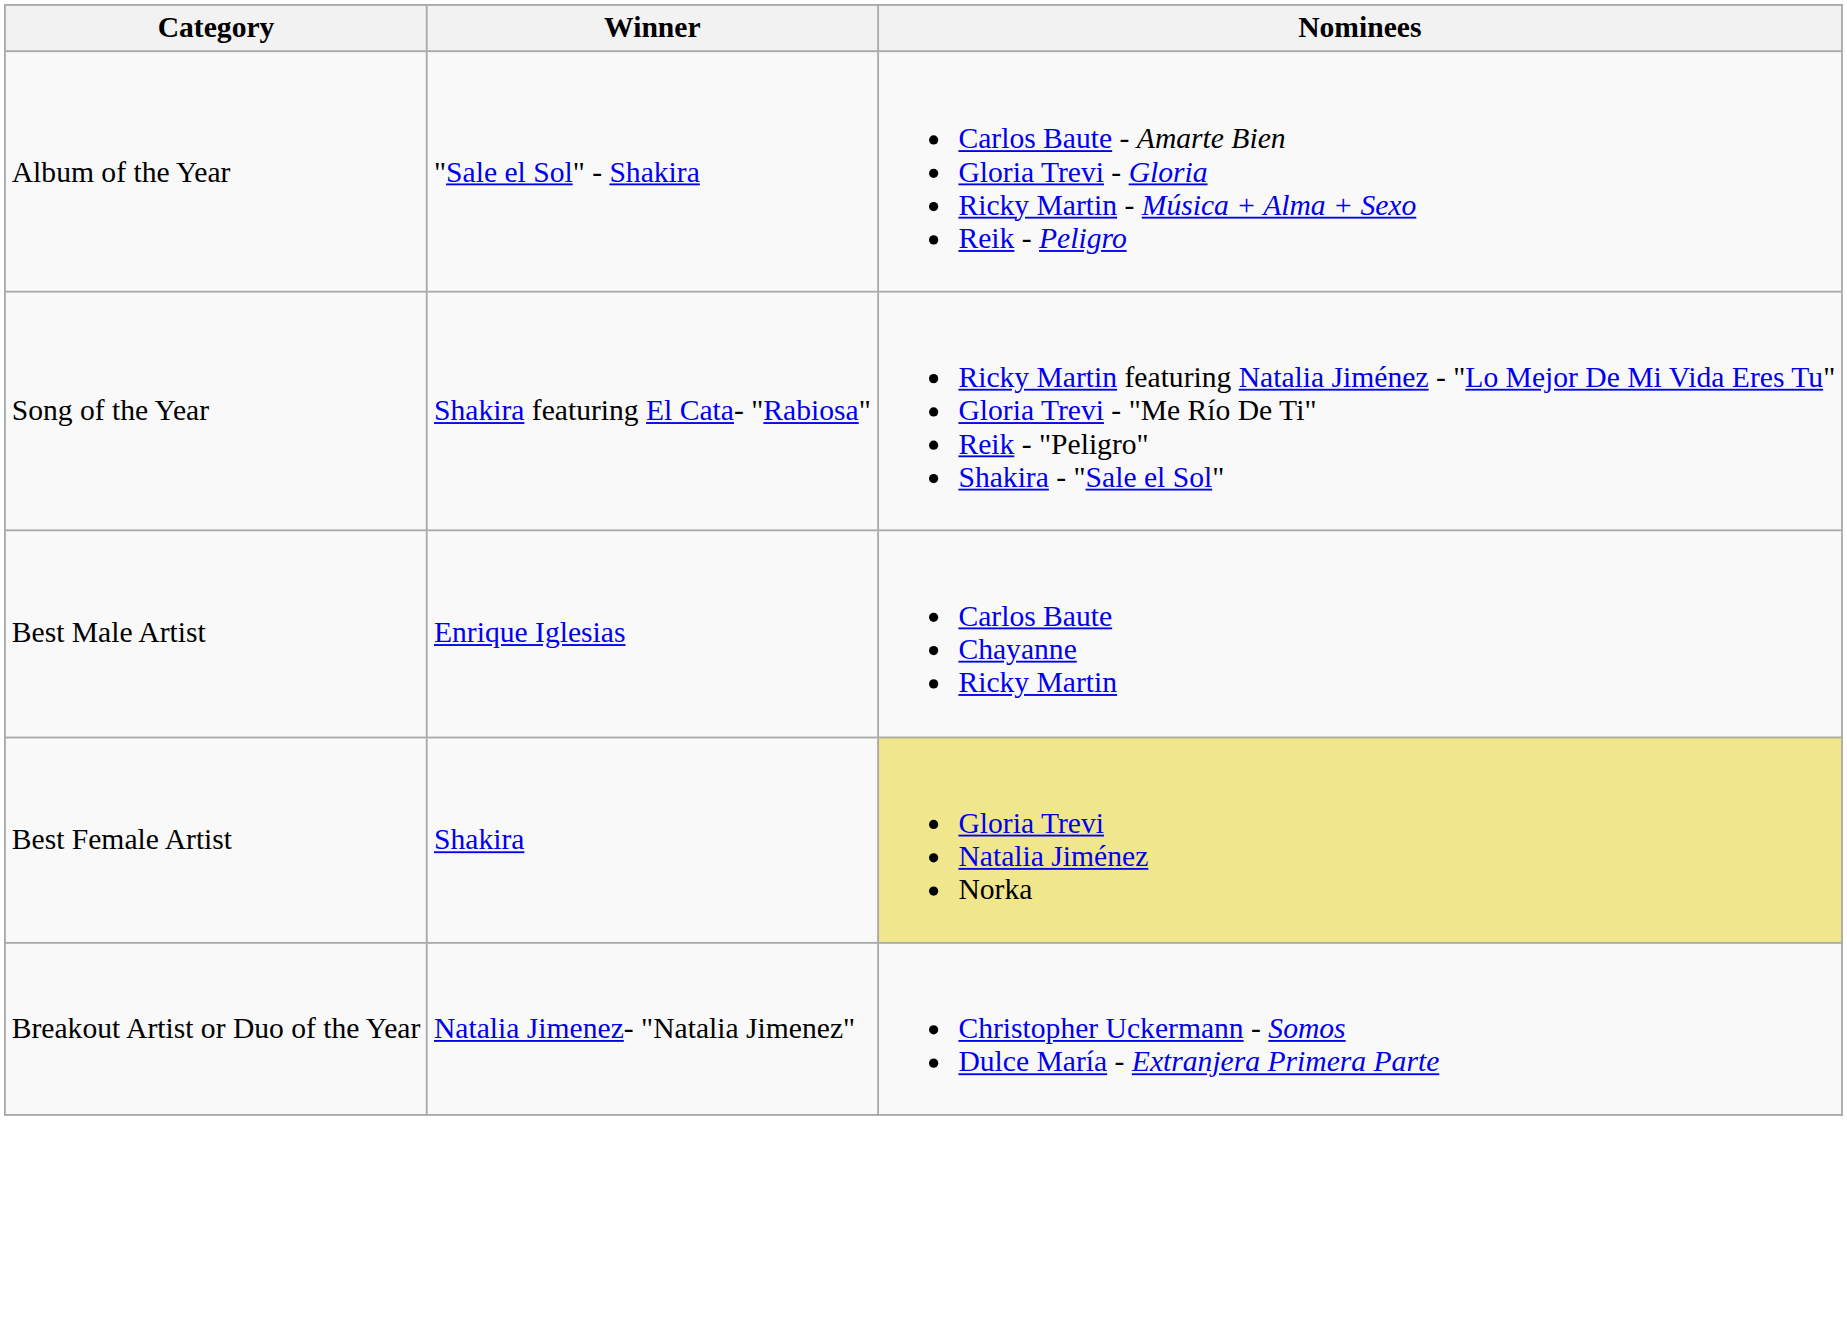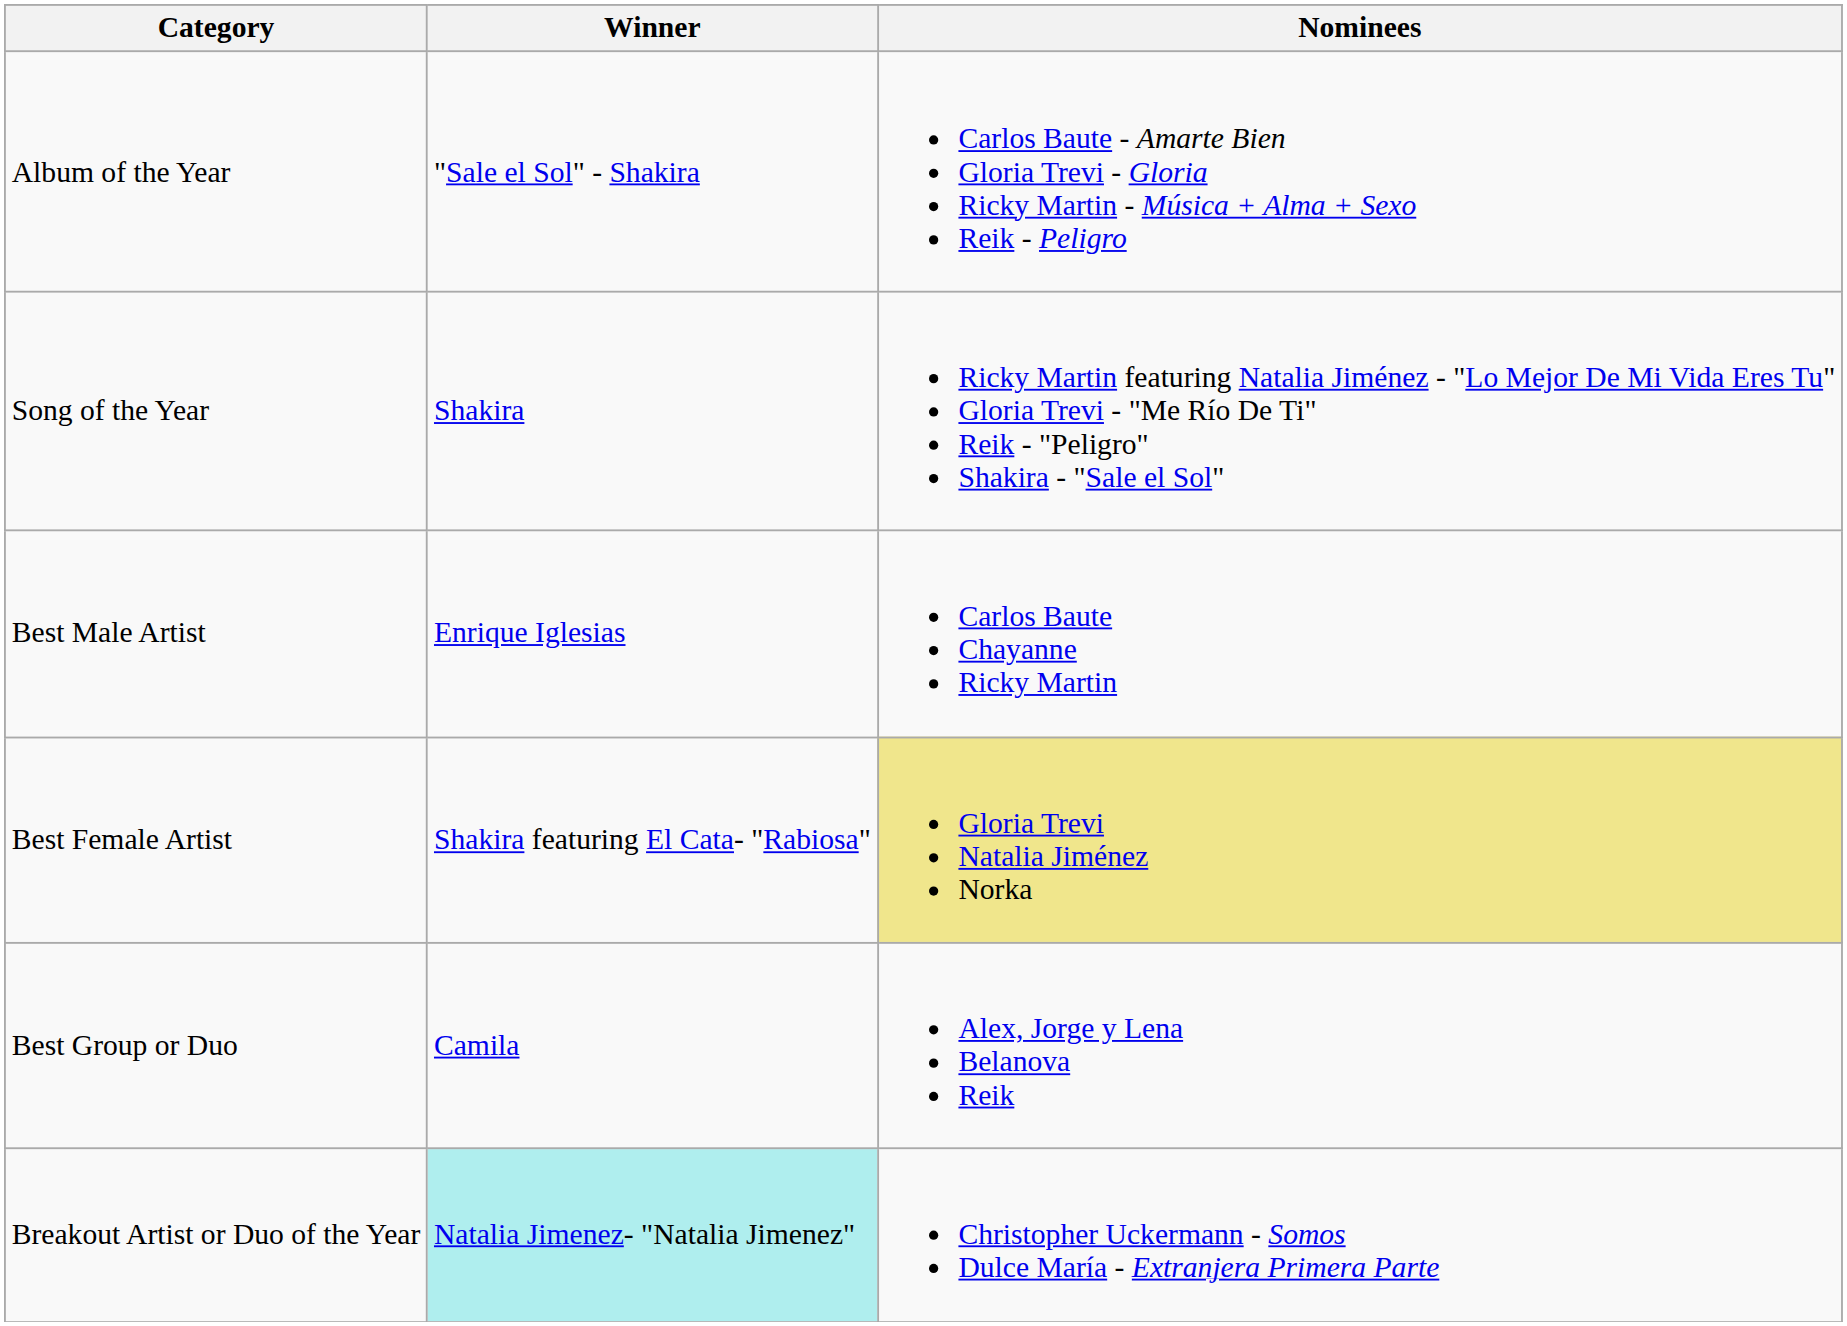(652, 410) Shakira featuring El Cata- "Rabiosa" -> (479, 410) Shakira
(479, 839) Shakira -> (652, 839) Shakira featuring El Cata- "Rabiosa"
+ row: (125, 1045)
(645, 1028) no background -> (645, 1234) paleturquoise background
